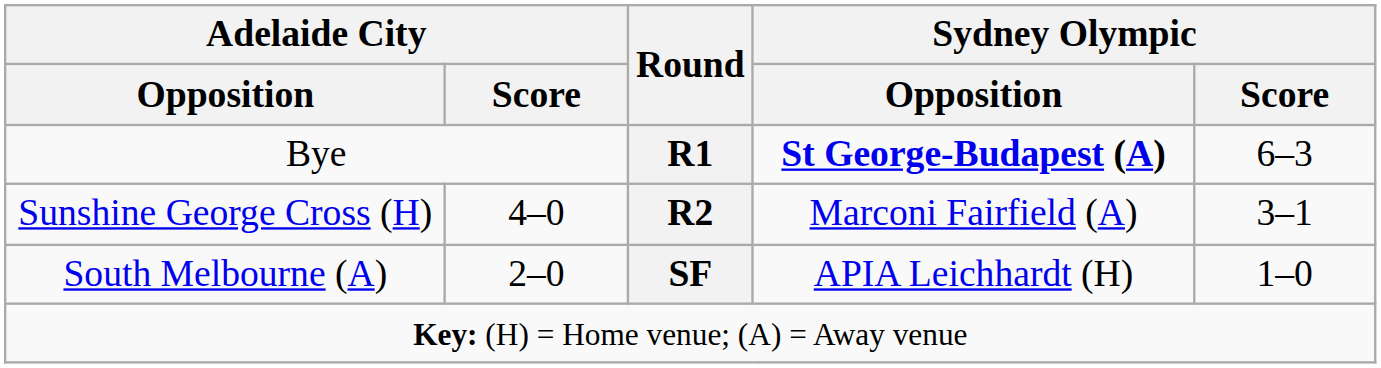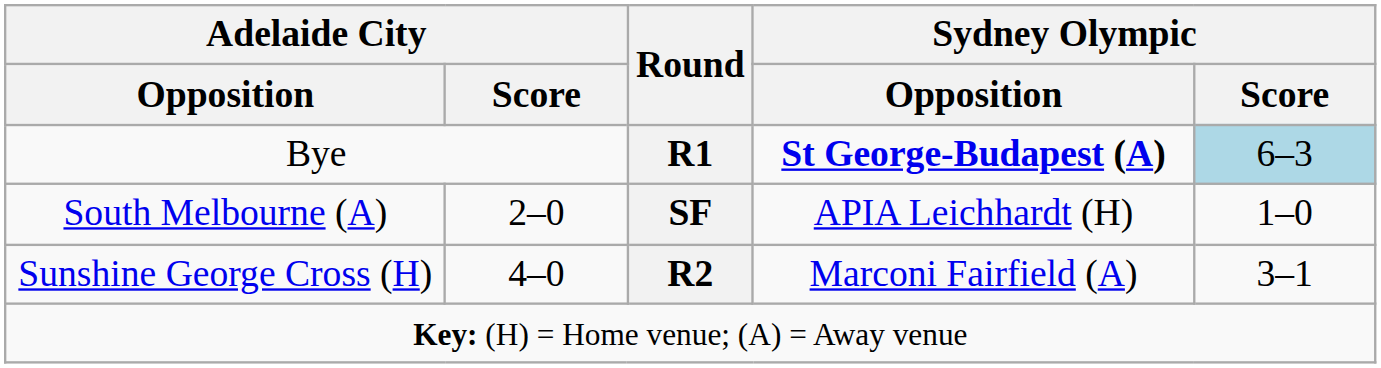(1285, 153) no background -> (1285, 153) lightblue background
rows swapped: (225, 213) <-> (225, 272)
